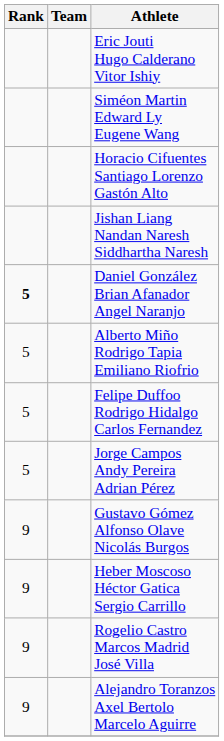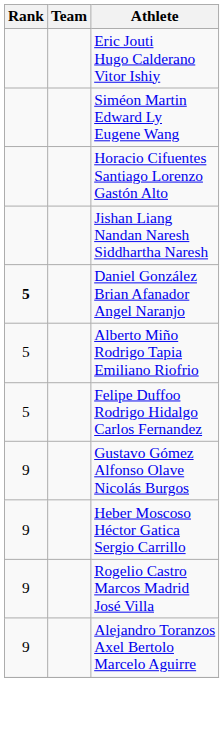- row: (138, 470)
